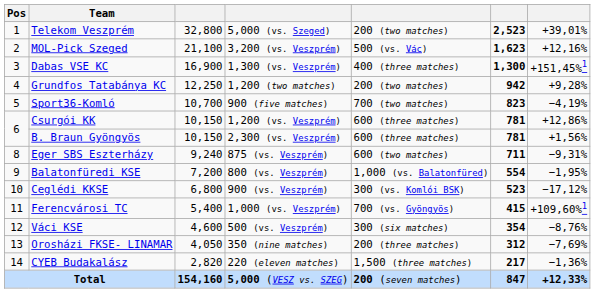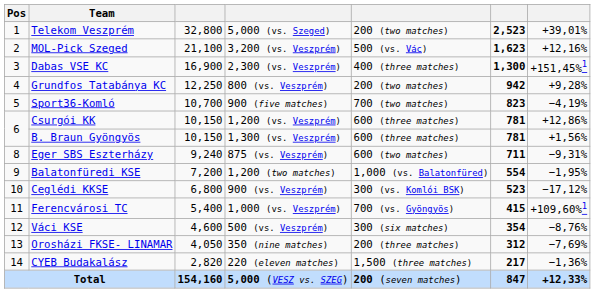(284, 67) 1,300 (vs. Veszprém) -> (284, 67) 2,300 (vs. Veszprém)
(282, 85) 1,200 (two matches) -> (278, 85) 800 (vs. Veszprém)
(284, 137) 2,300 (vs. Veszprém) -> (284, 137) 1,300 (vs. Veszprém)
(278, 172) 800 (vs. Veszprém) -> (282, 172) 1,200 (two matches)
